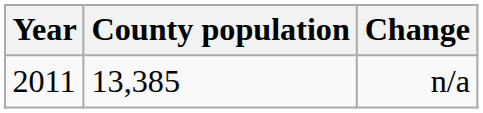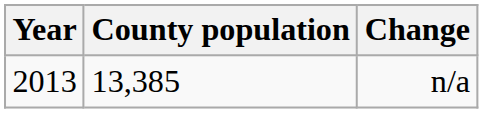(44, 81) 2011 -> (45, 81) 2013
